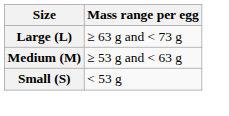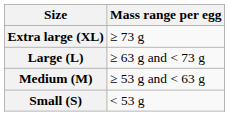+ row: (56, 36)
